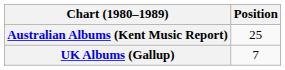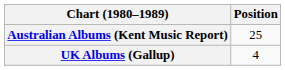(256, 55) 7 -> (256, 55) 4
